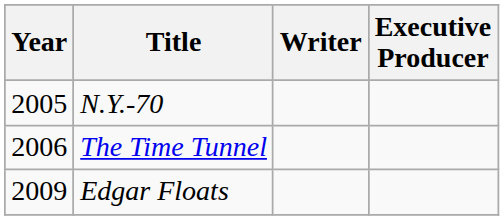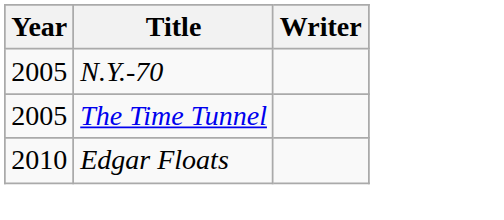- column: (433, 42)
(39, 147) 2006 -> (39, 115) 2005
(39, 191) 2009 -> (39, 159) 2010
